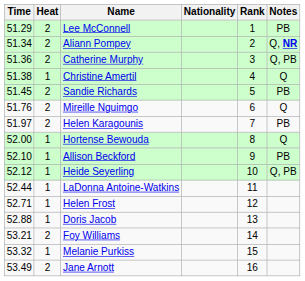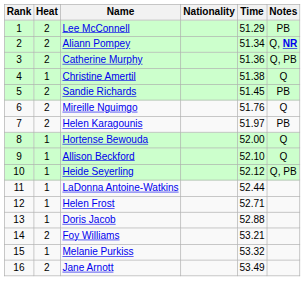columns swapped: (252, 12) <-> (19, 12)
(283, 156) PB -> (283, 156) Q
